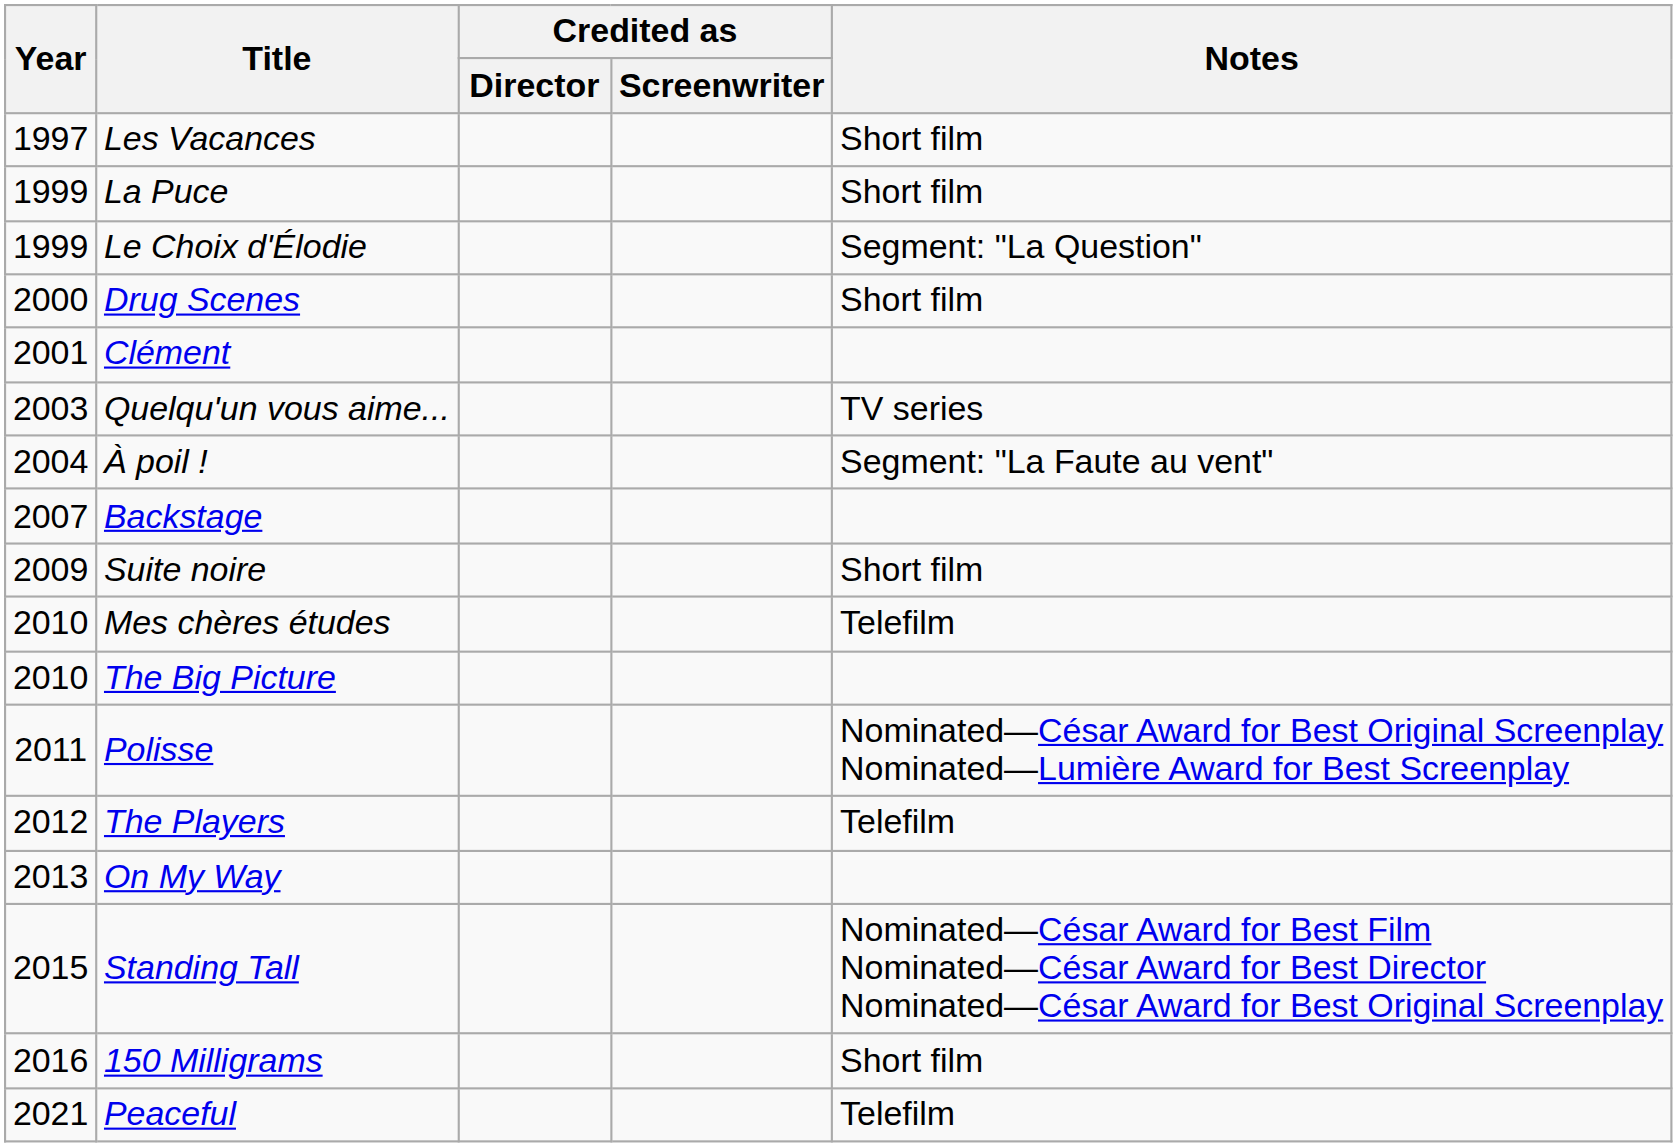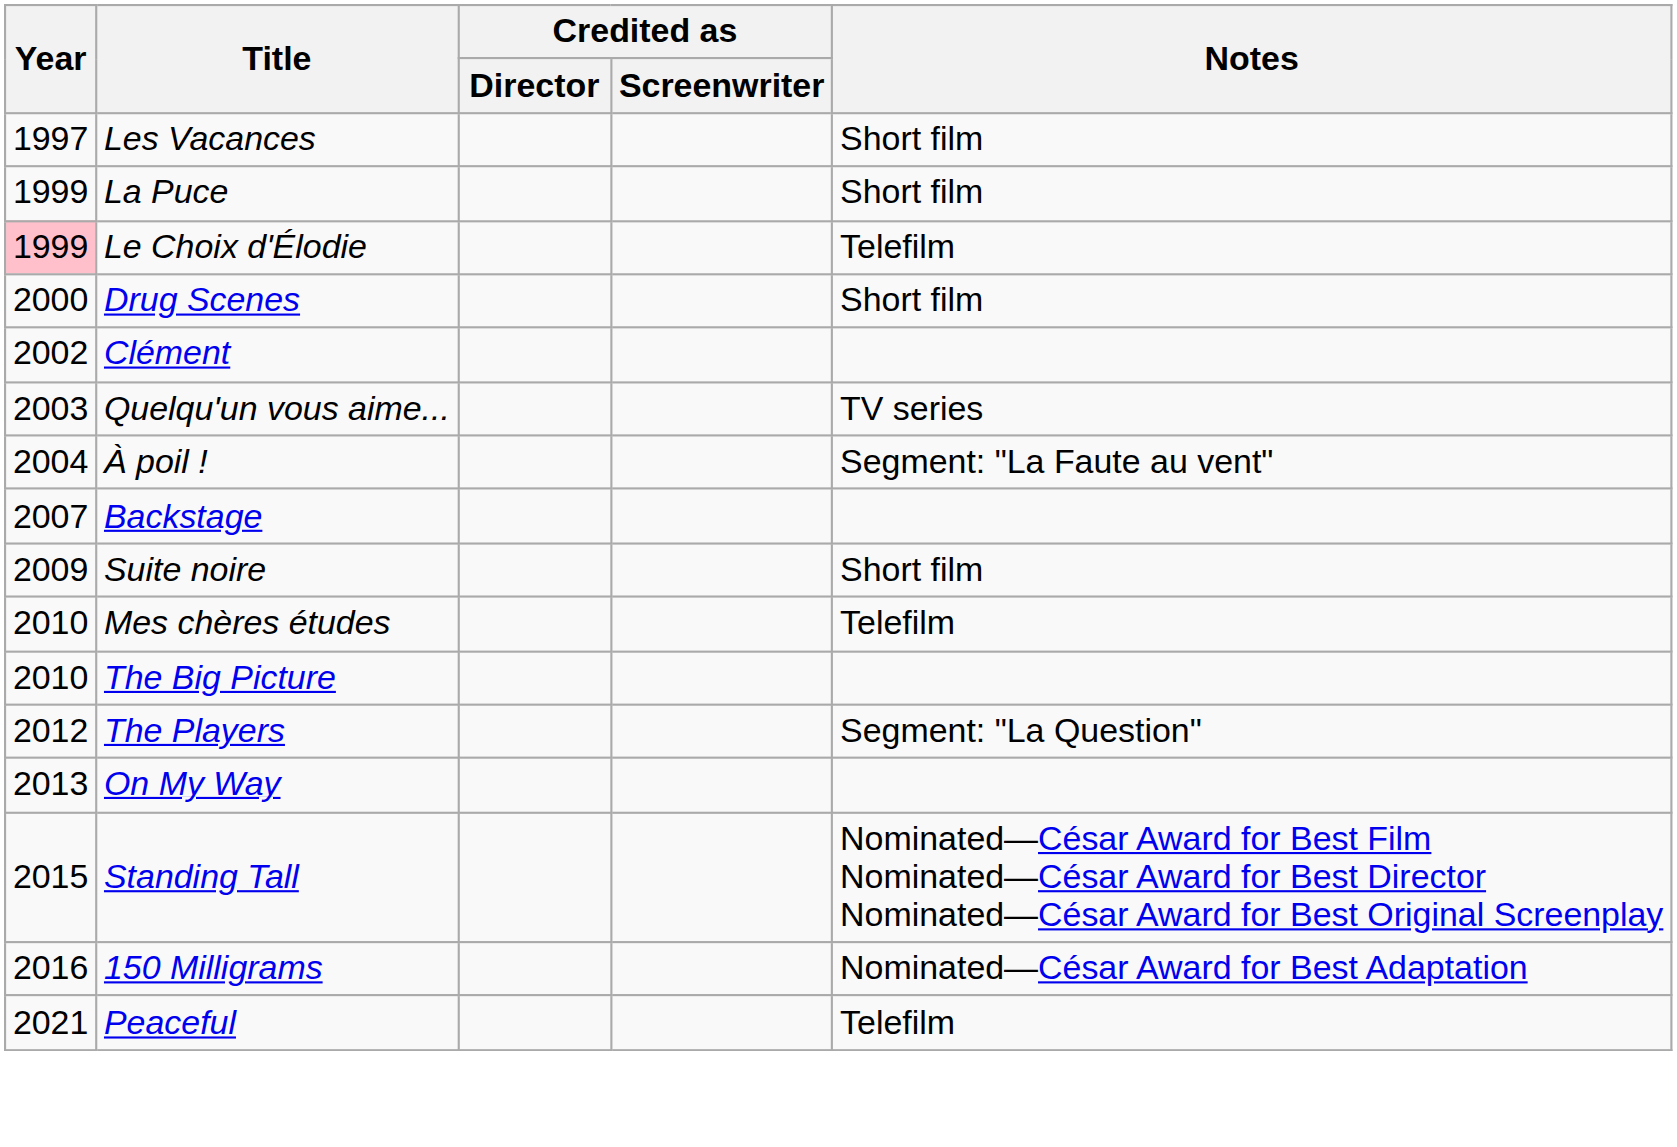(51, 246) no background -> (51, 246) pink background
(1021, 246) Segment: "La Question" -> (898, 246) Telefilm
(51, 354) 2001 -> (51, 354) 2002
- row: (159, 749)
(898, 822) Telefilm -> (1021, 730) Segment: "La Question"
(912, 1060) Short film -> (1184, 968) Nominated—César Award for Best Adaptation
